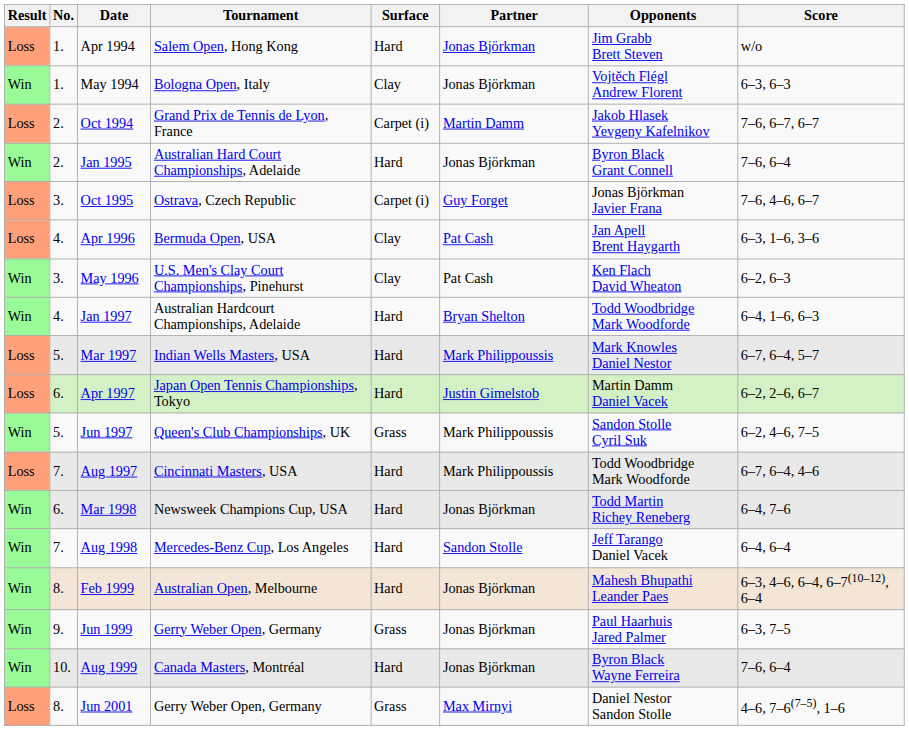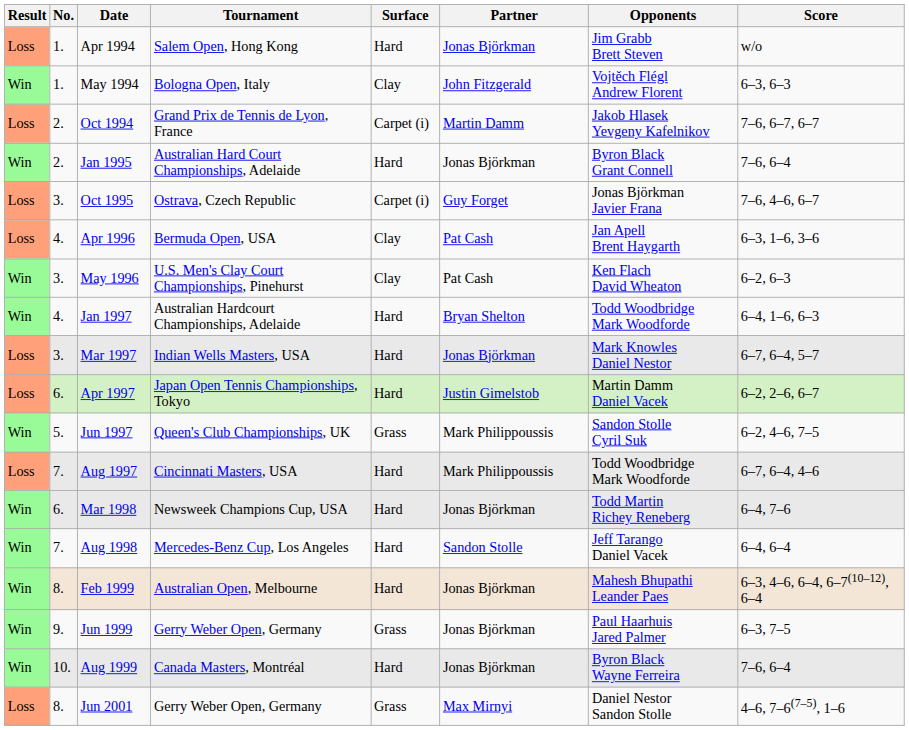(489, 84) Jonas Björkman -> (487, 84) John Fitzgerald
(58, 355) 5. -> (58, 355) 3.
(498, 355) Mark Philippoussis -> (489, 355) Jonas Björkman
